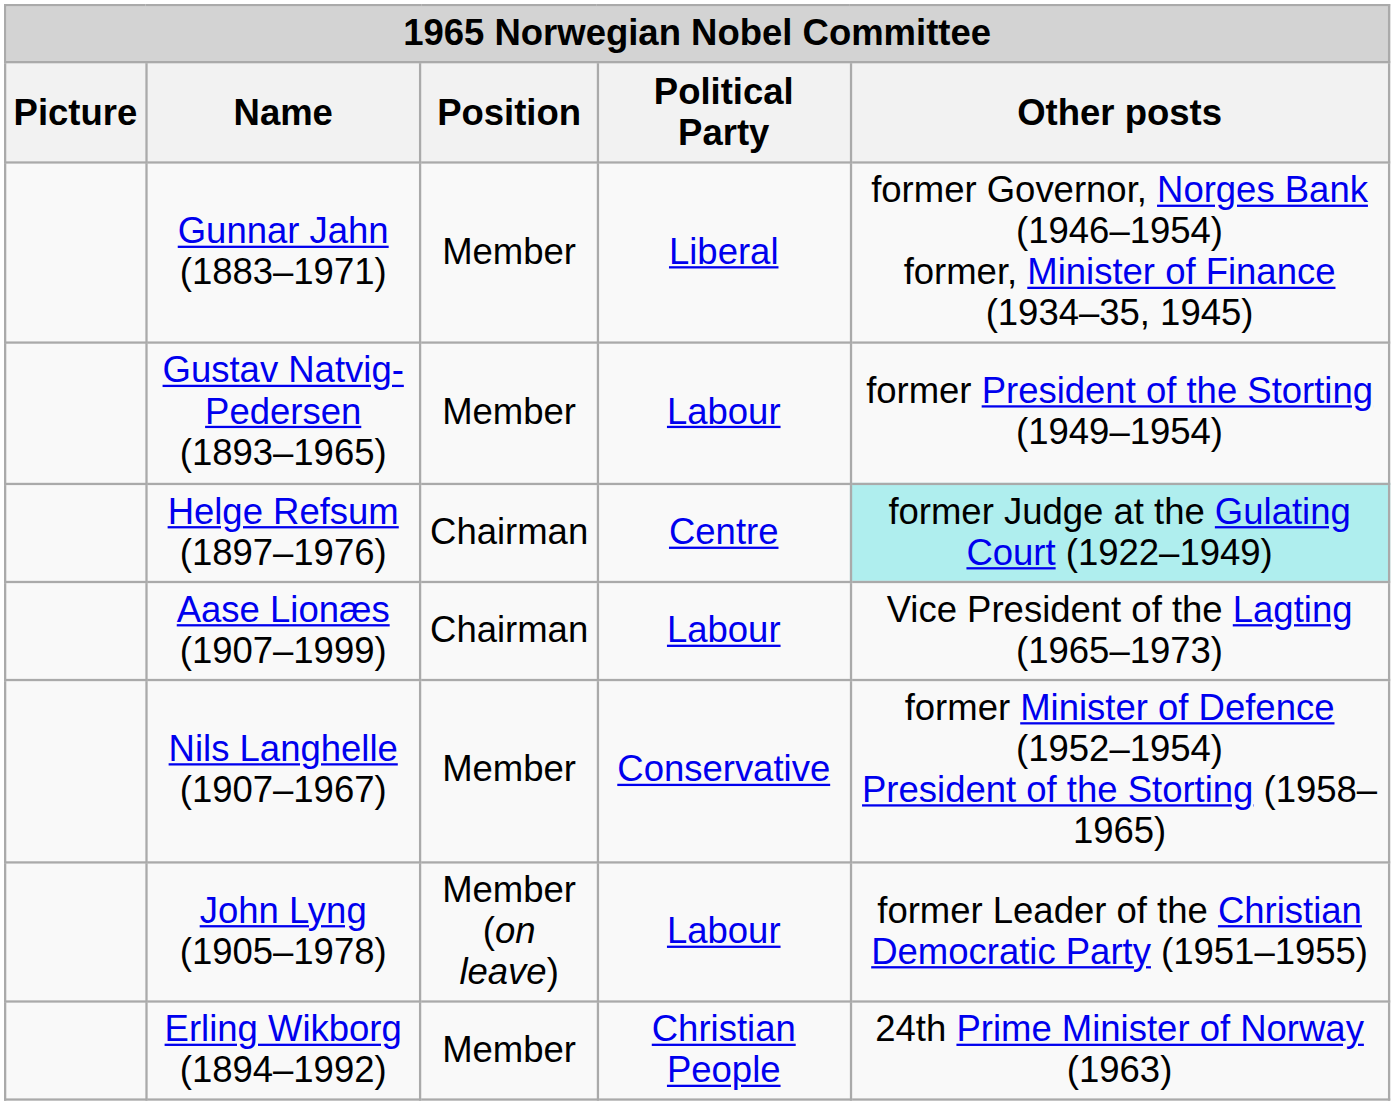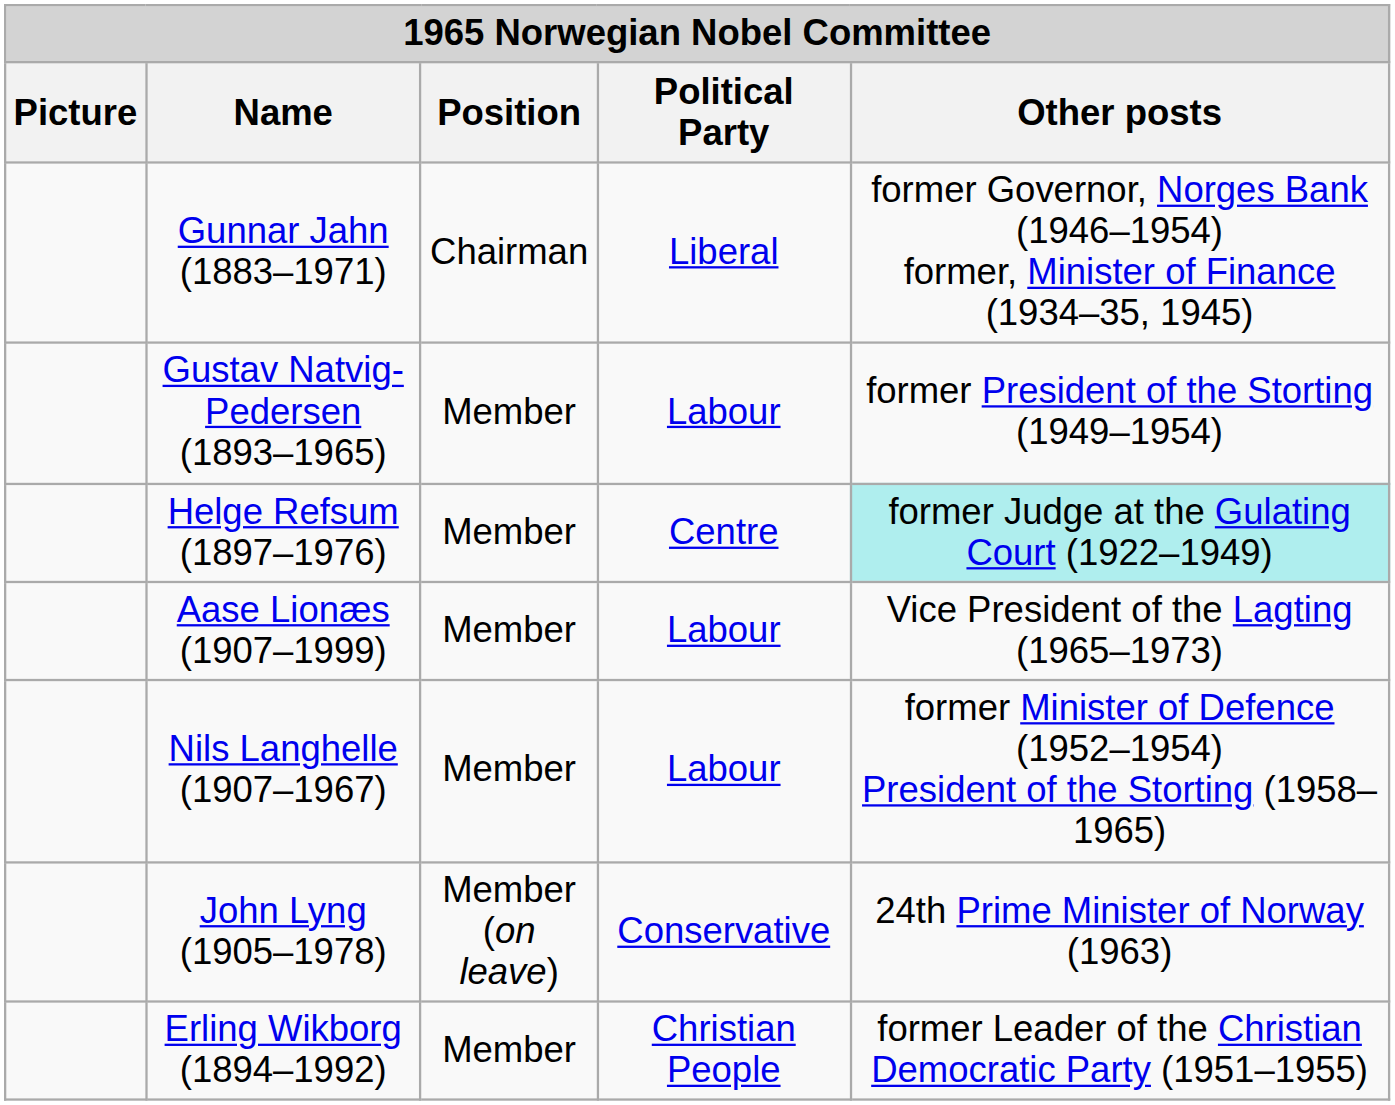(509, 251) Member -> (509, 251) Chairman
(509, 531) Chairman -> (509, 531) Member
(509, 630) Chairman -> (509, 630) Member
(724, 770) Conservative -> (724, 770) Labour
(724, 930) Labour -> (724, 930) Conservative
(1120, 930) former Leader of the Christian Democratic Party (1951–1955) -> (1120, 930) 24th Prime Minister of Norway (1963)
(1120, 1050) 24th Prime Minister of Norway (1963) -> (1120, 1050) former Leader of the Christian Democratic Party (1951–1955)
